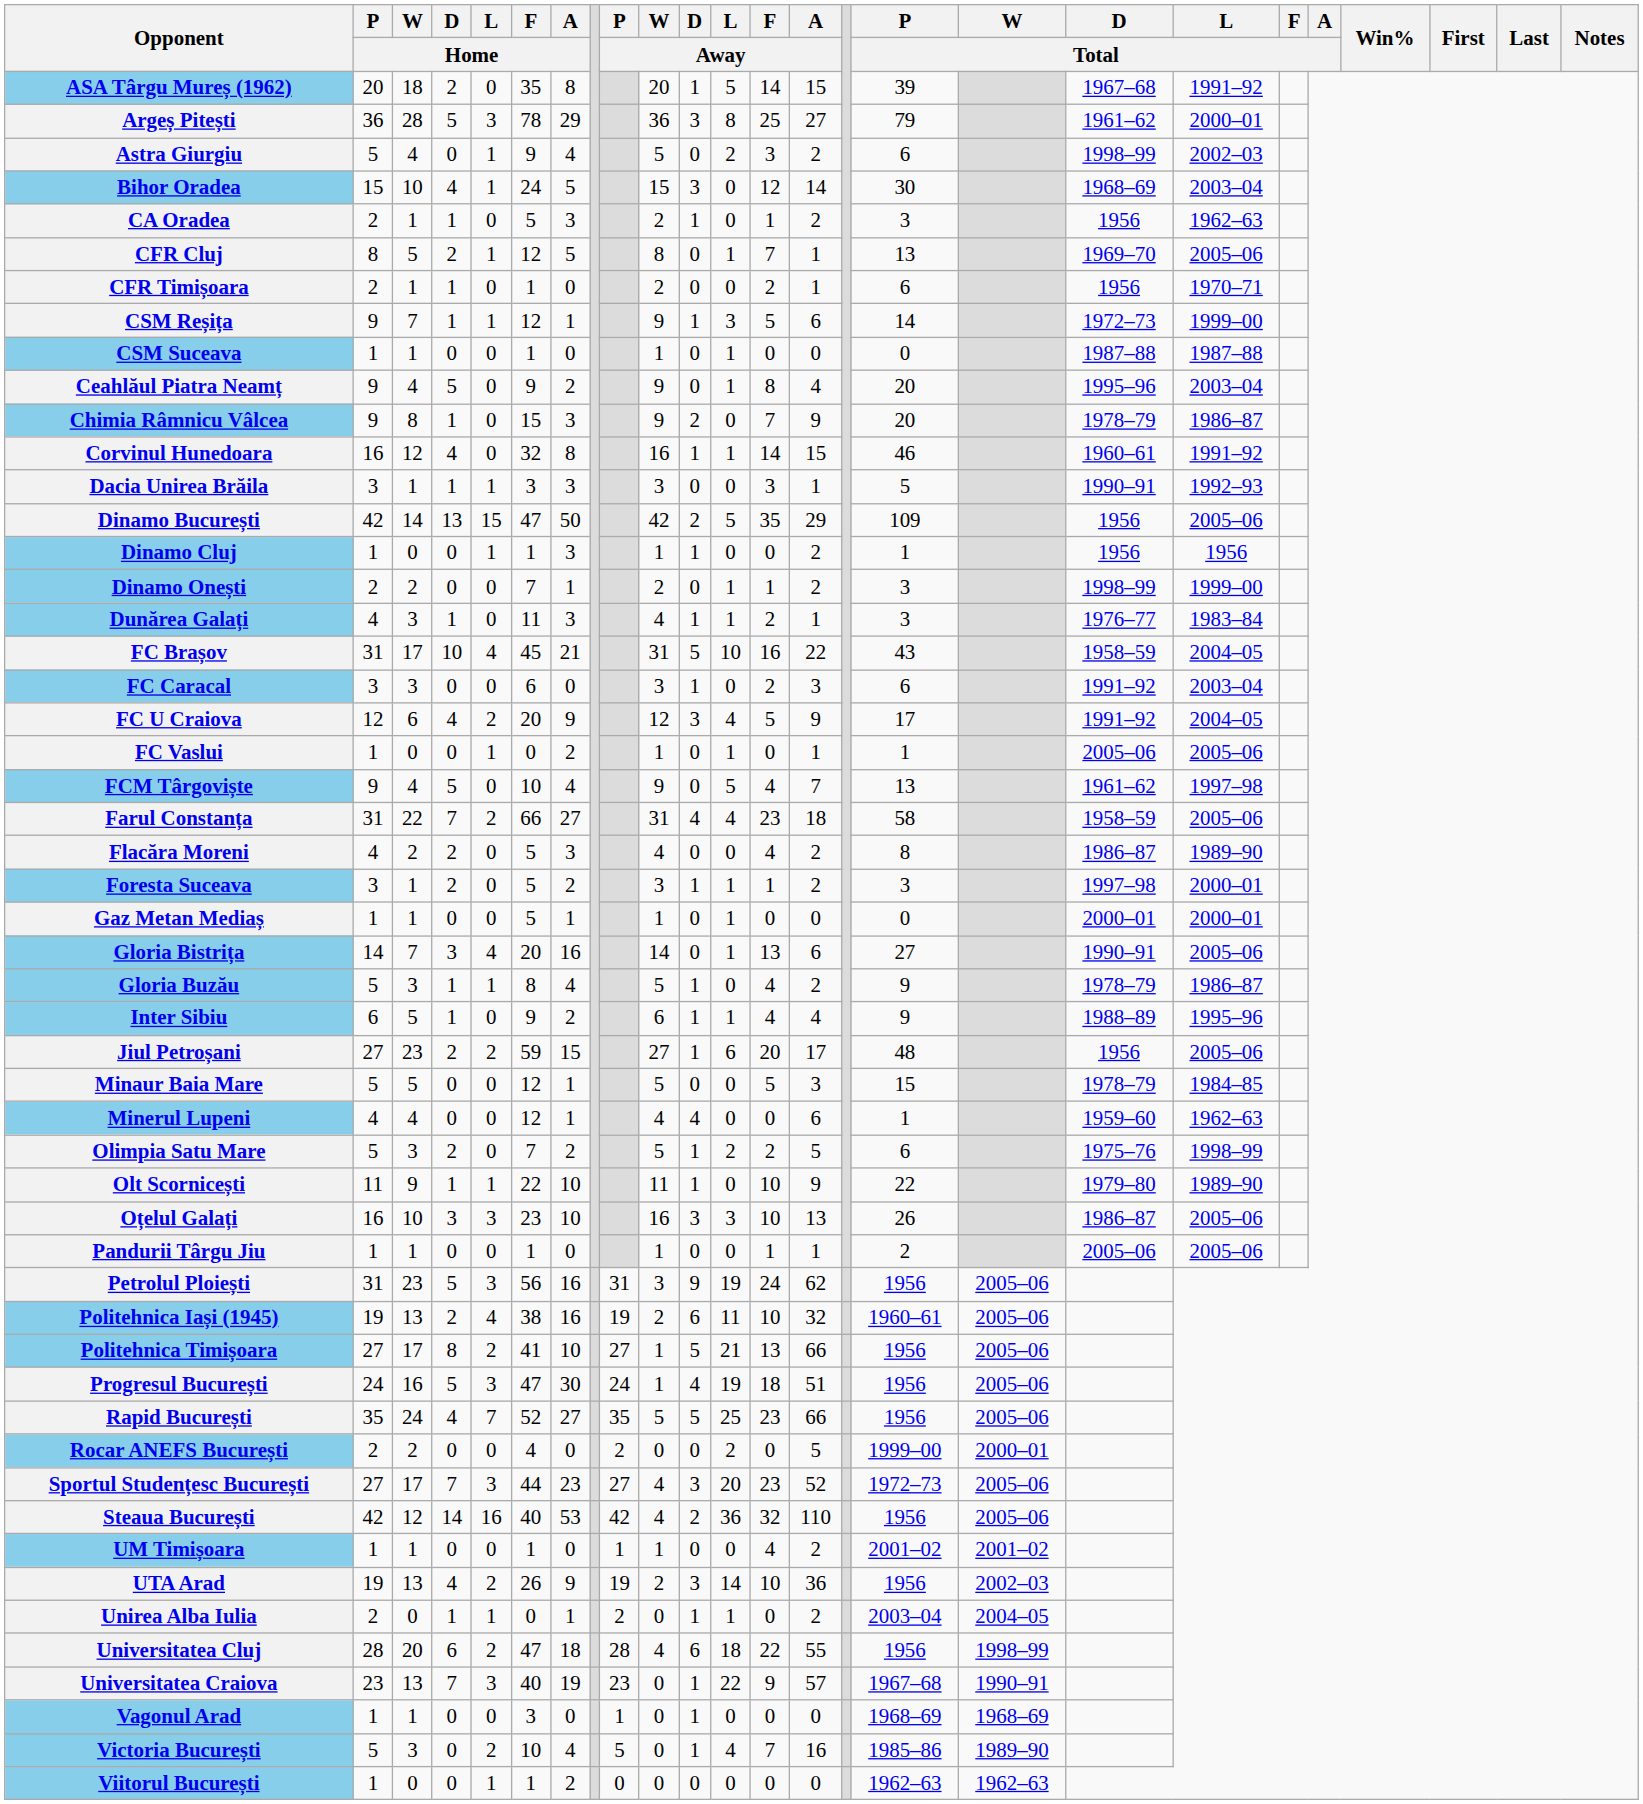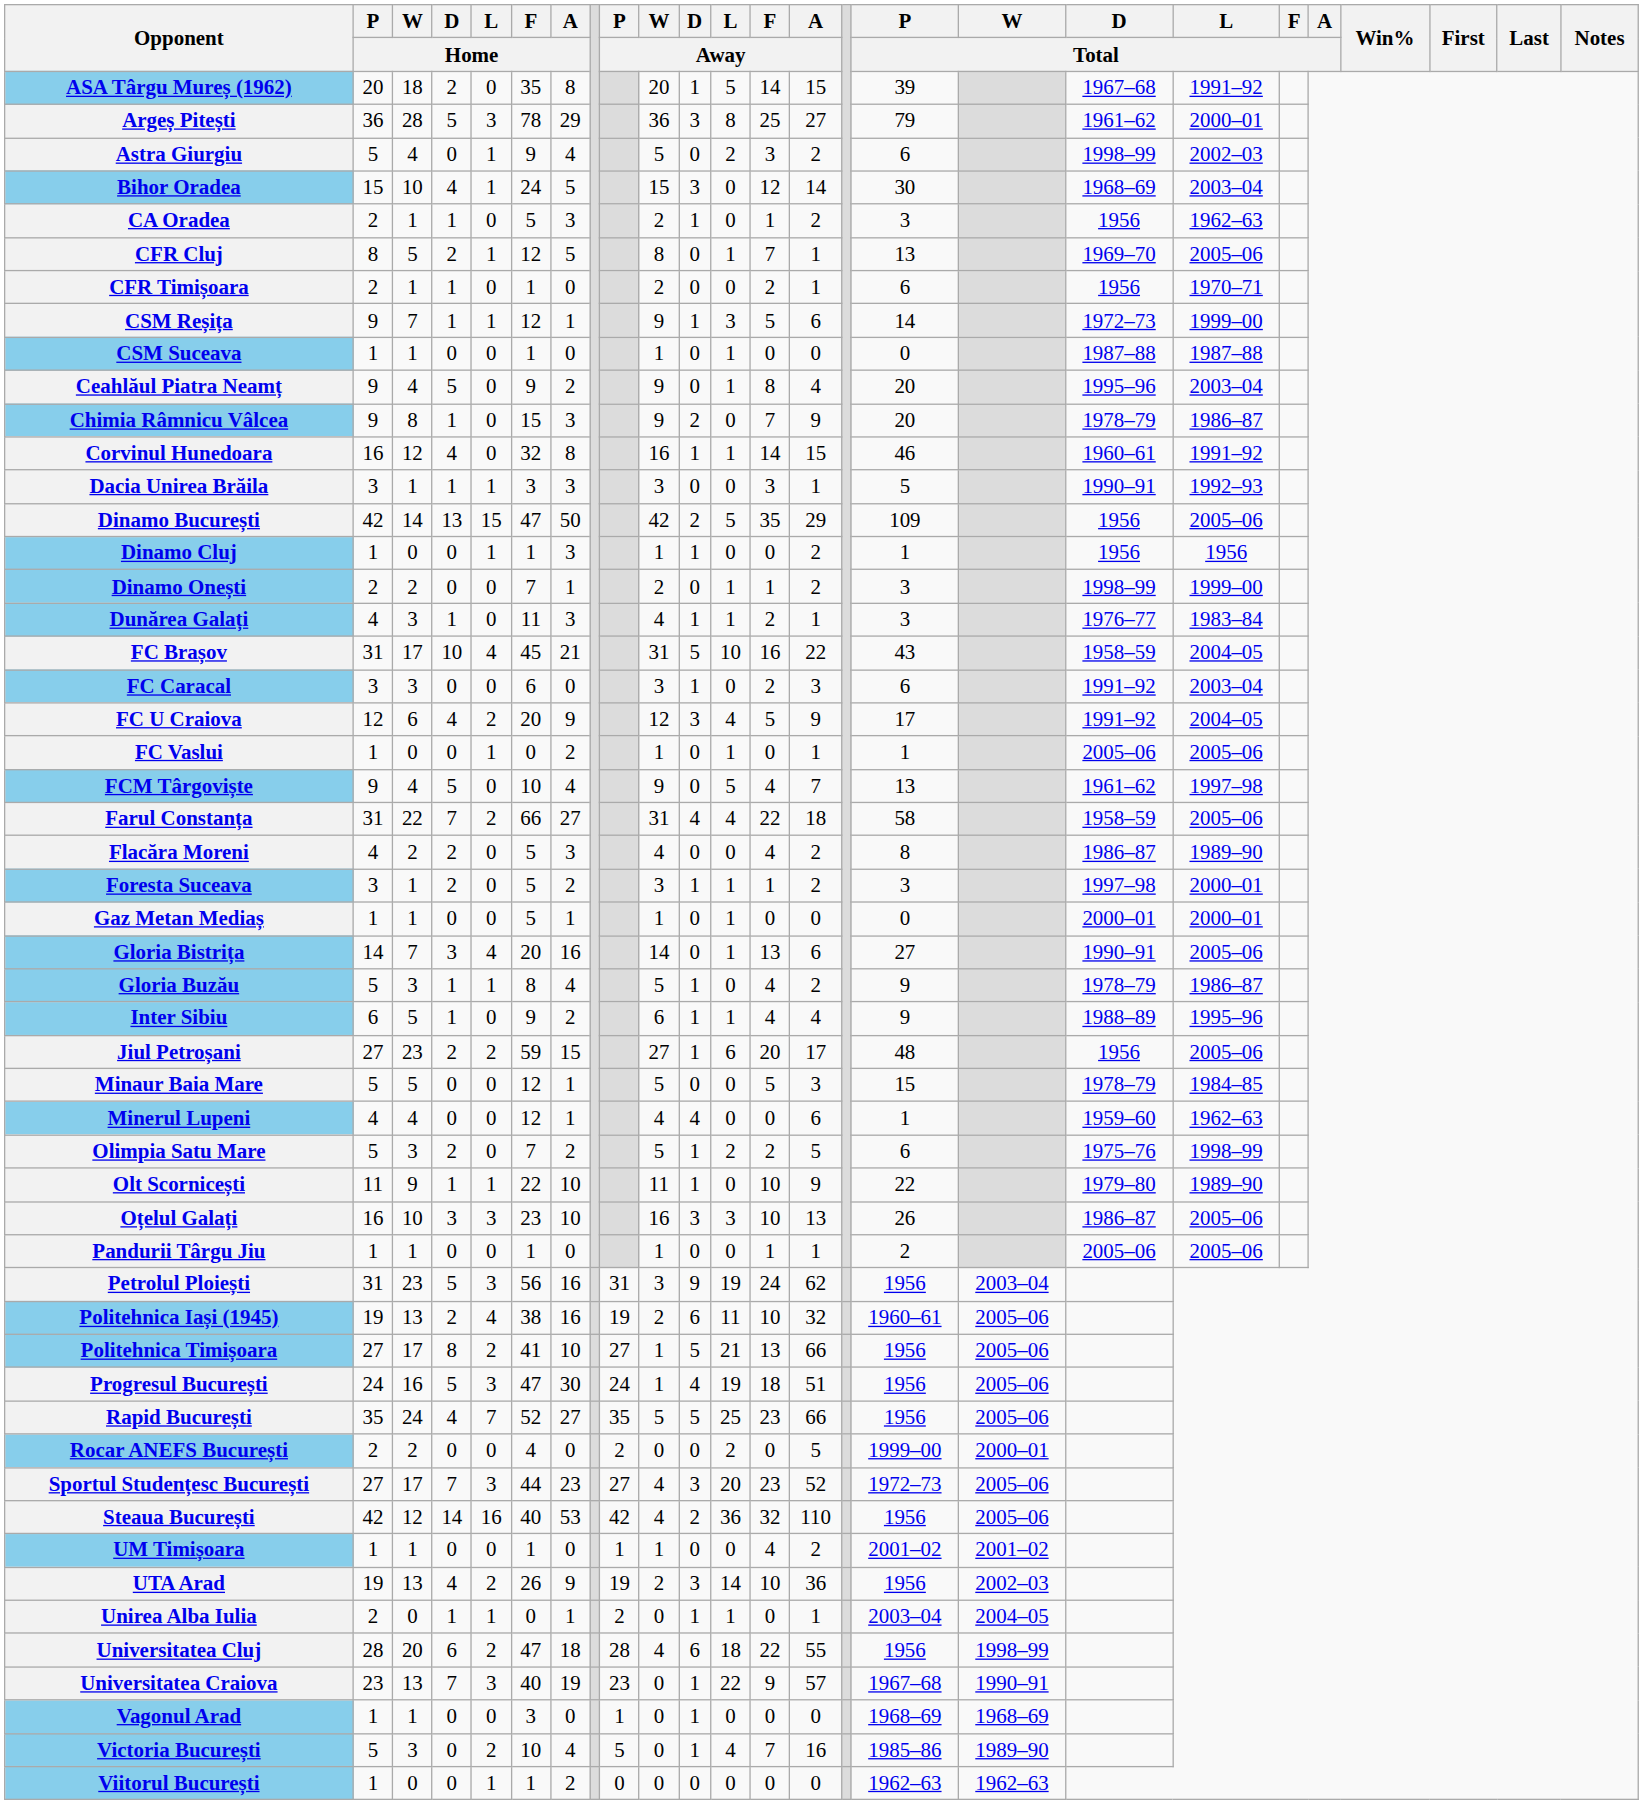(770, 818) 23 -> (770, 818) 22
(1012, 1284) 2005–06 -> (1012, 1284) 2003–04
(816, 1616) 2 -> (816, 1616) 1
